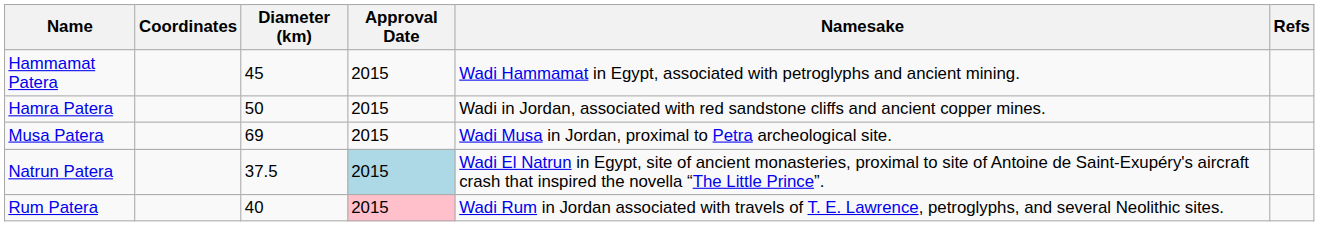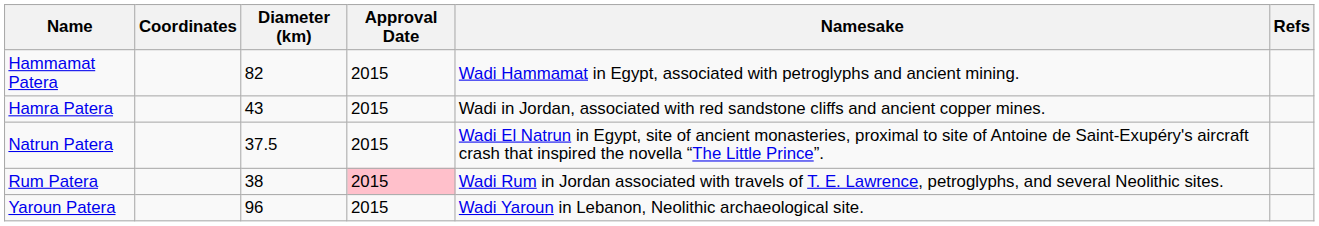(254, 72) 45 -> (254, 72) 82
(254, 108) 50 -> (254, 108) 43
- row: (56, 135)
(370, 171) lightblue background -> (370, 145) no background
(254, 207) 40 -> (254, 181) 38
+ row: (62, 207)
